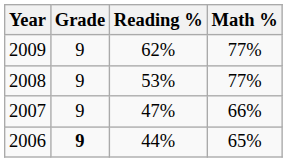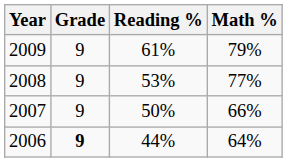(158, 49) 62% -> (158, 49) 61%
(245, 49) 77% -> (245, 49) 79%
(158, 110) 47% -> (158, 110) 50%
(245, 141) 65% -> (245, 141) 64%
